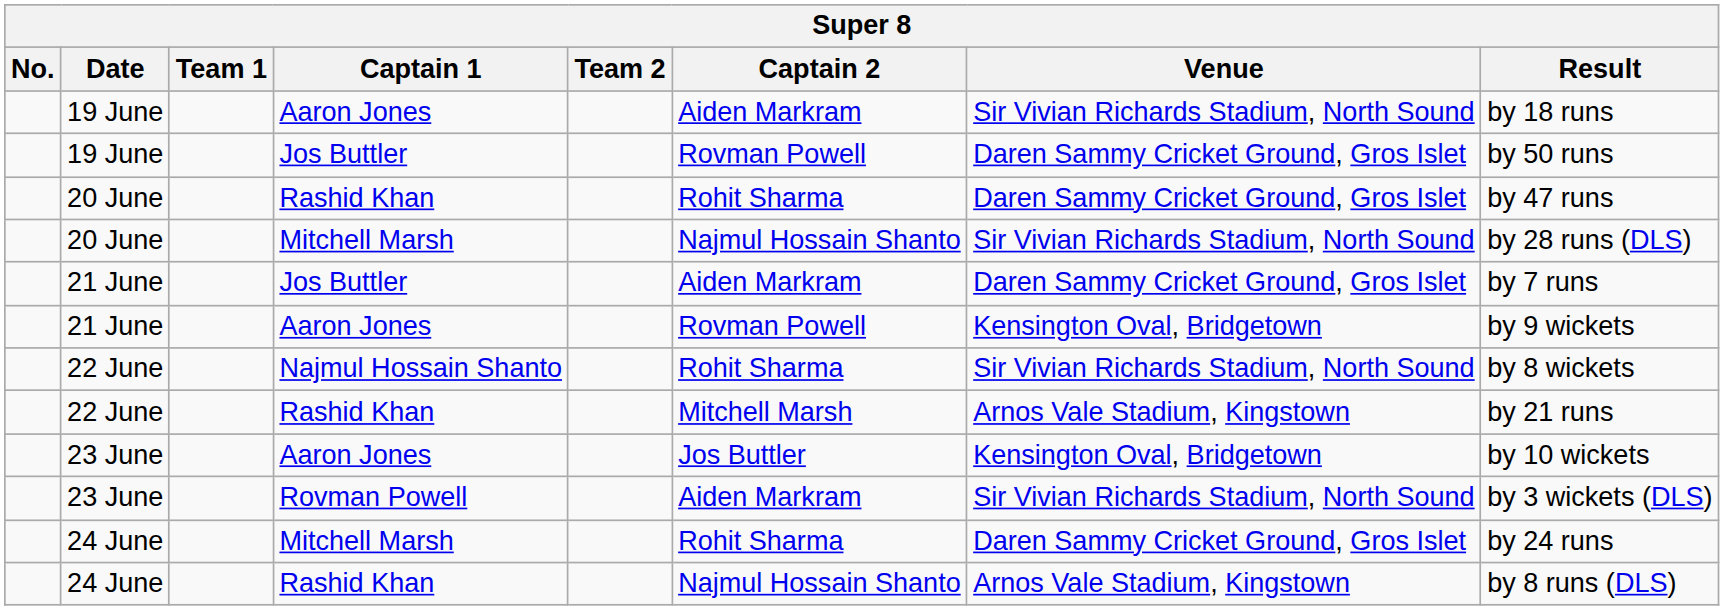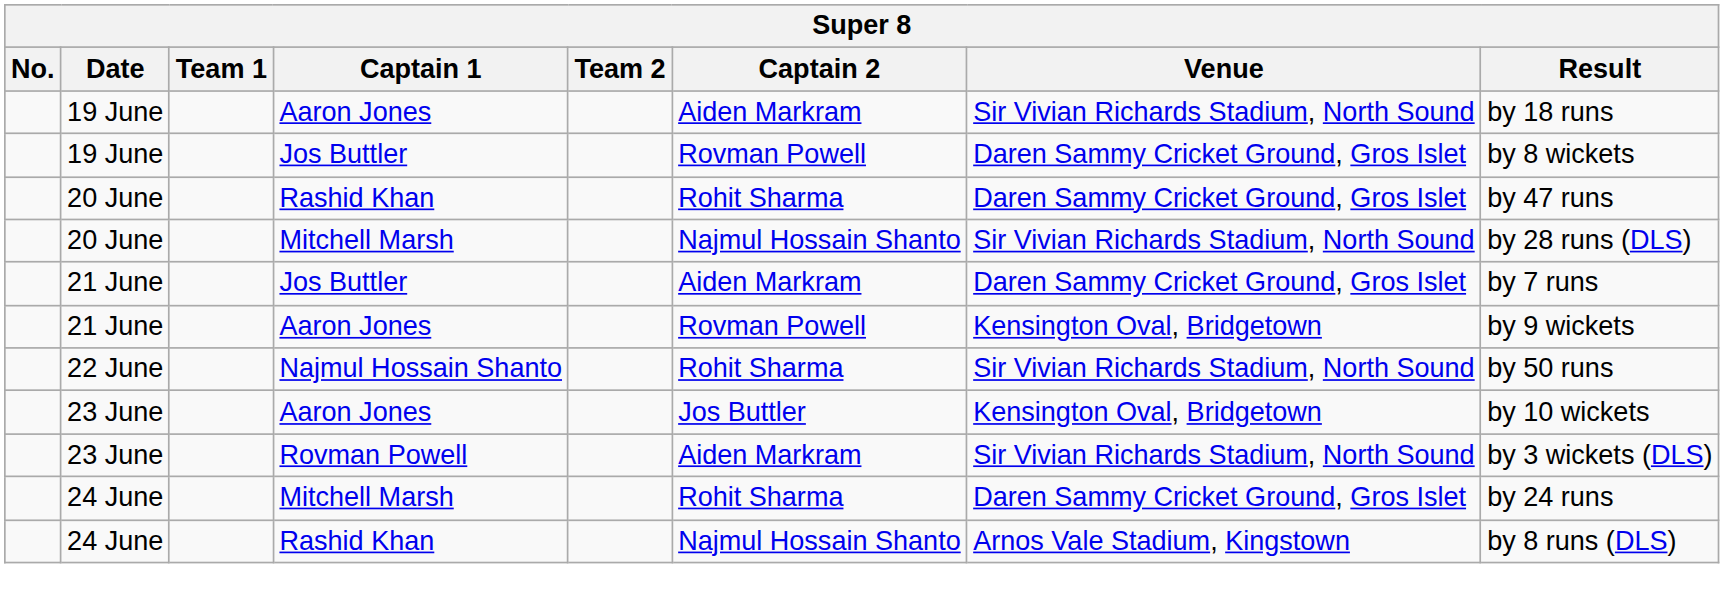(1550, 154) by 50 runs -> (1561, 154) by 8 wickets
(1561, 369) by 8 wickets -> (1550, 369) by 50 runs
- row: (115, 411)
